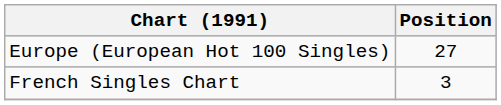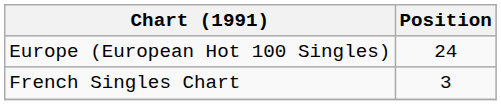(446, 52) 27 -> (446, 52) 24
